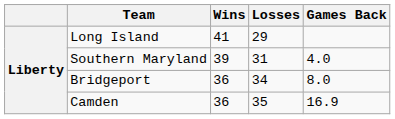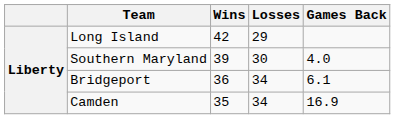(221, 37) 41 -> (221, 37) 42
(260, 59) 31 -> (260, 59) 30
(318, 81) 8.0 -> (318, 81) 6.1
(221, 103) 36 -> (221, 103) 35
(260, 103) 35 -> (260, 103) 34
